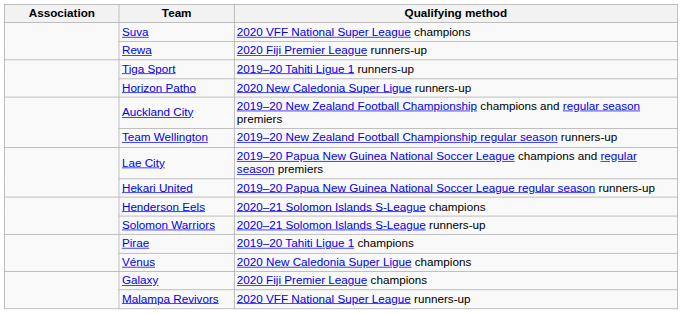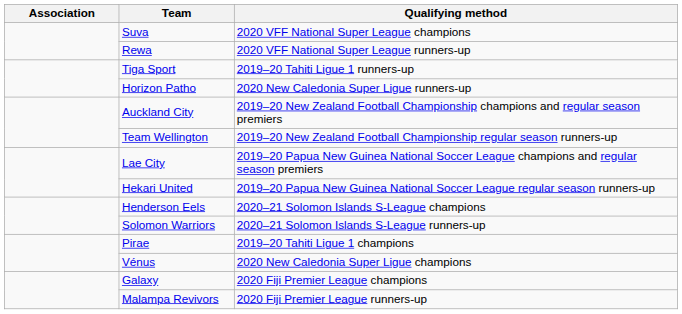(332, 50) 2020 Fiji Premier League runners-up -> (354, 50) 2020 VFF National Super League runners-up
(354, 299) 2020 VFF National Super League runners-up -> (332, 299) 2020 Fiji Premier League runners-up
